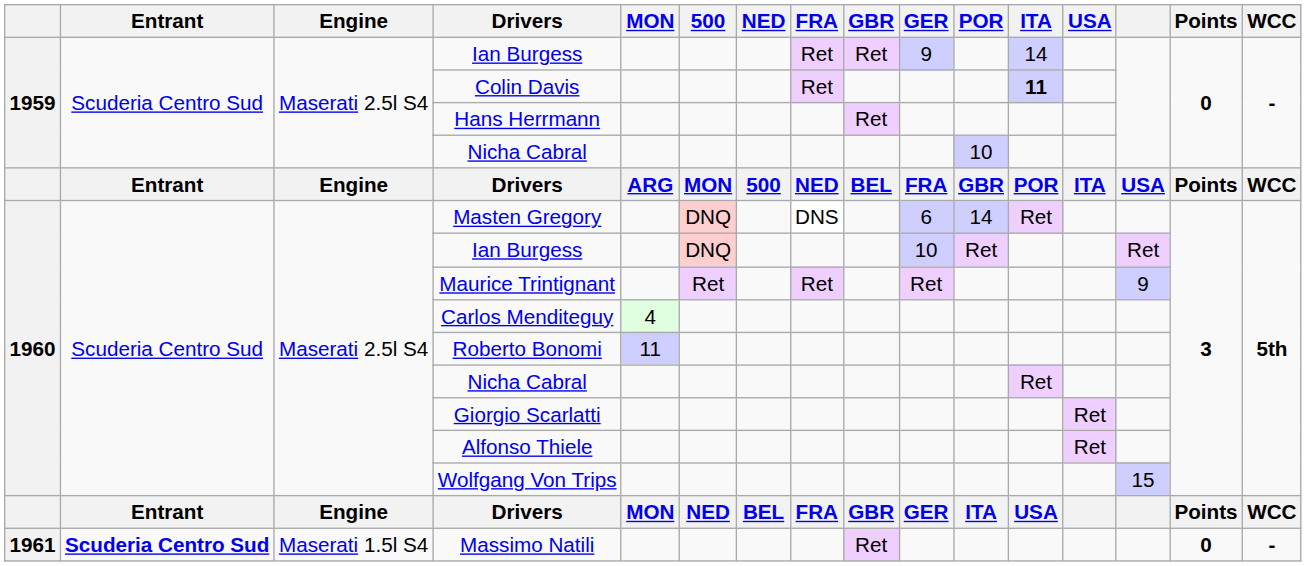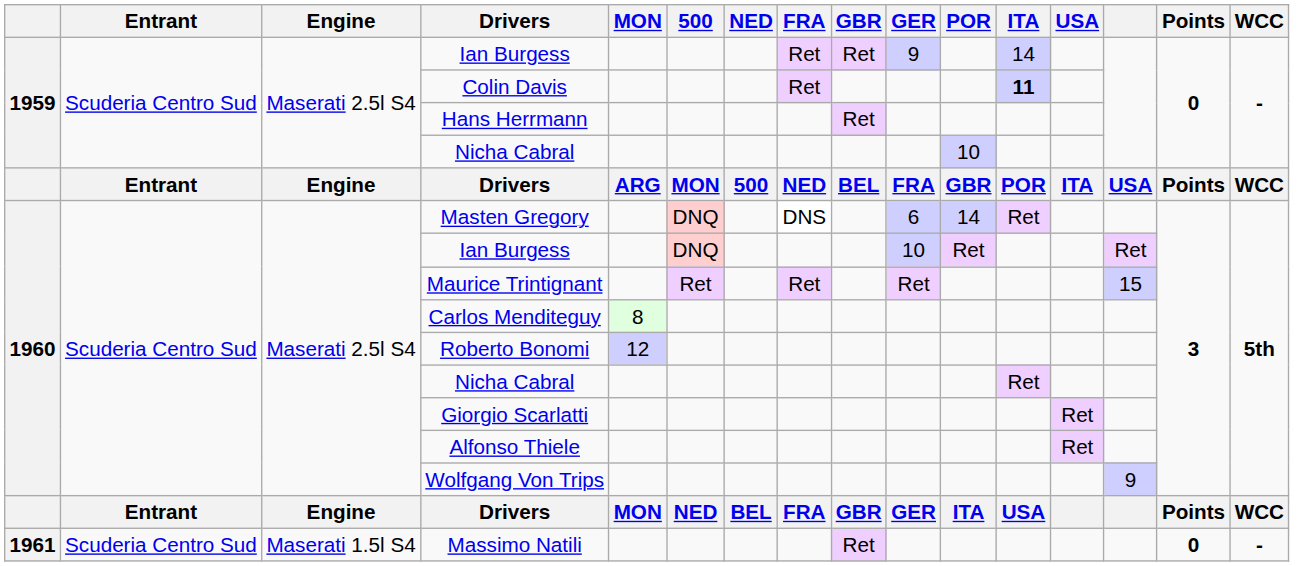(1143, 283) 9 -> (1131, 283) 15
(650, 316) 4 -> (638, 316) 8
(650, 348) 11 -> (638, 348) 12
(1143, 479) 15 -> (1131, 479) 9
(167, 545) bold -> (161, 545) normal
